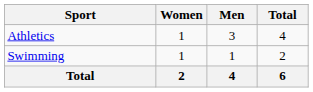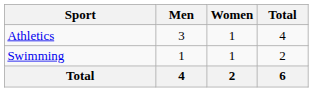columns swapped: (232, 14) <-> (181, 14)
